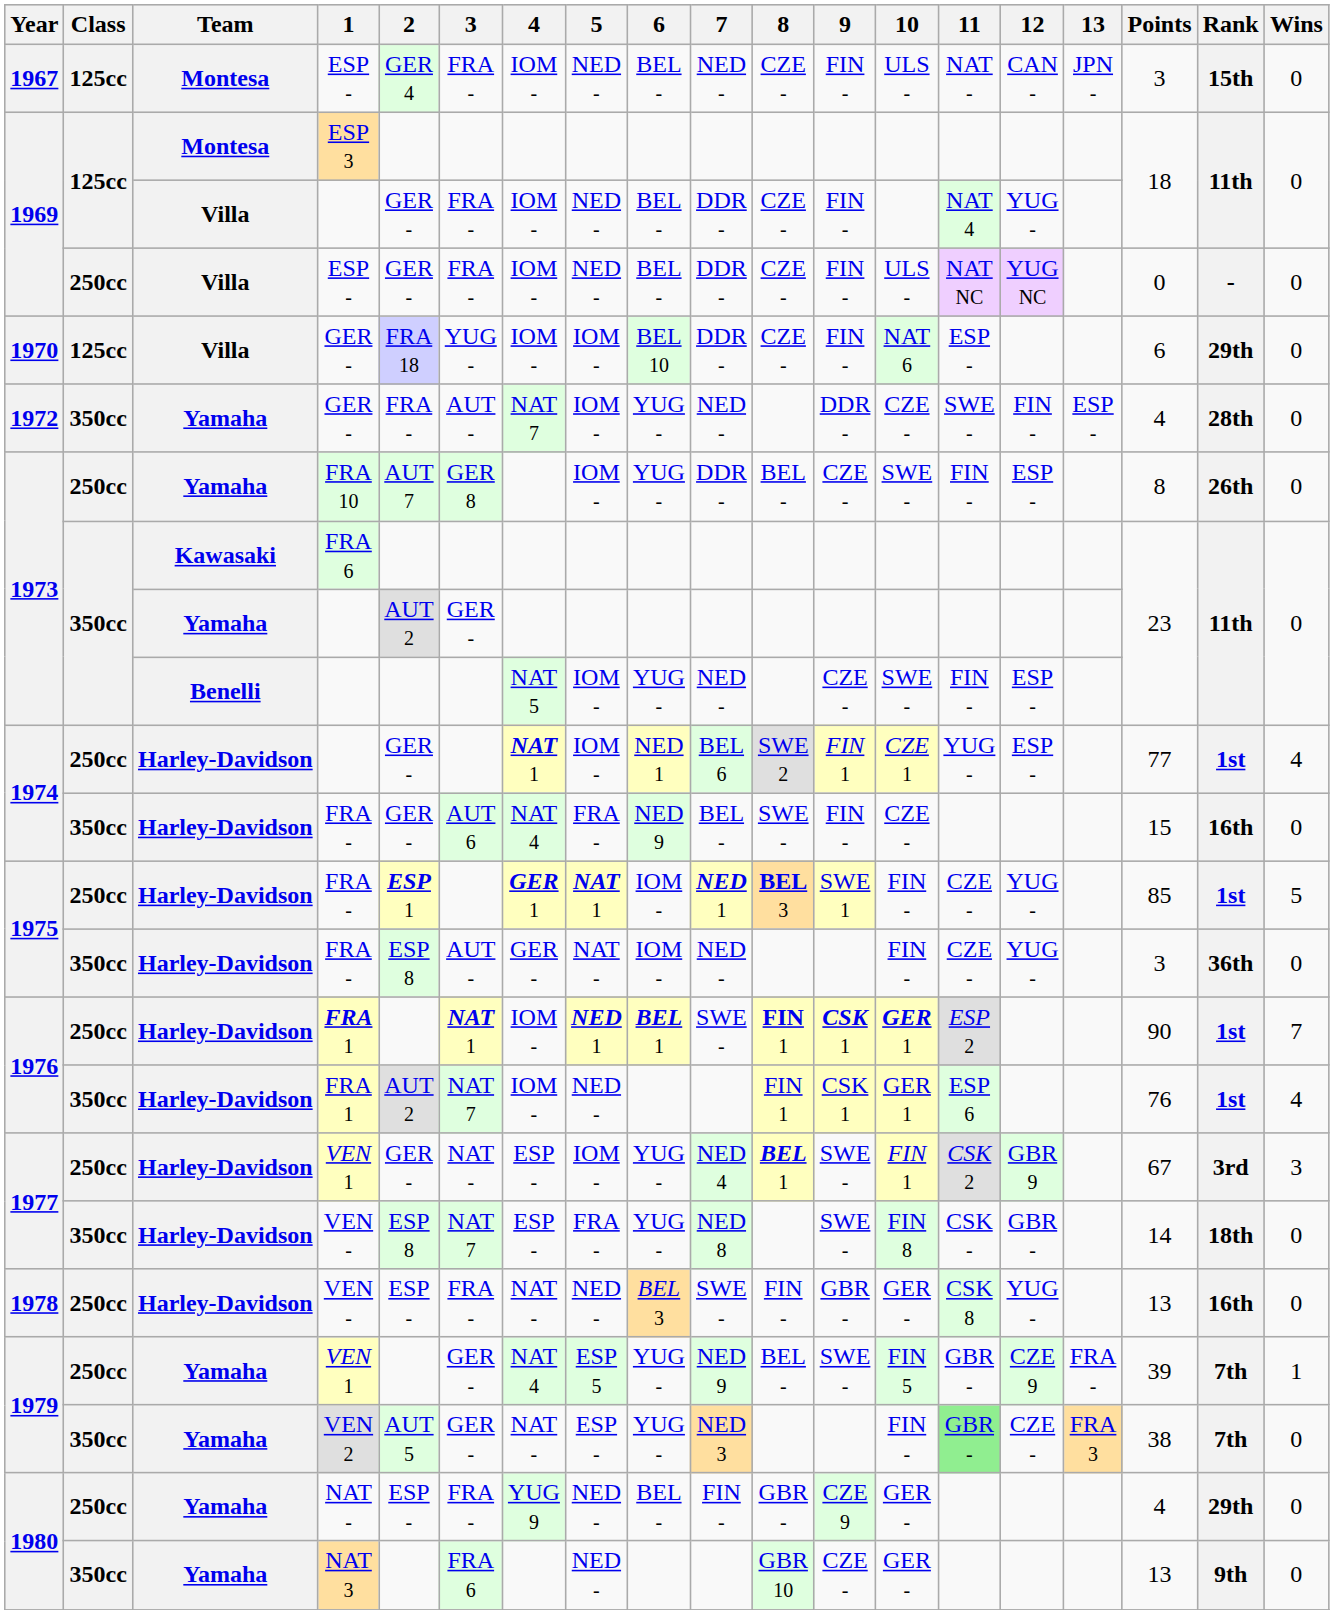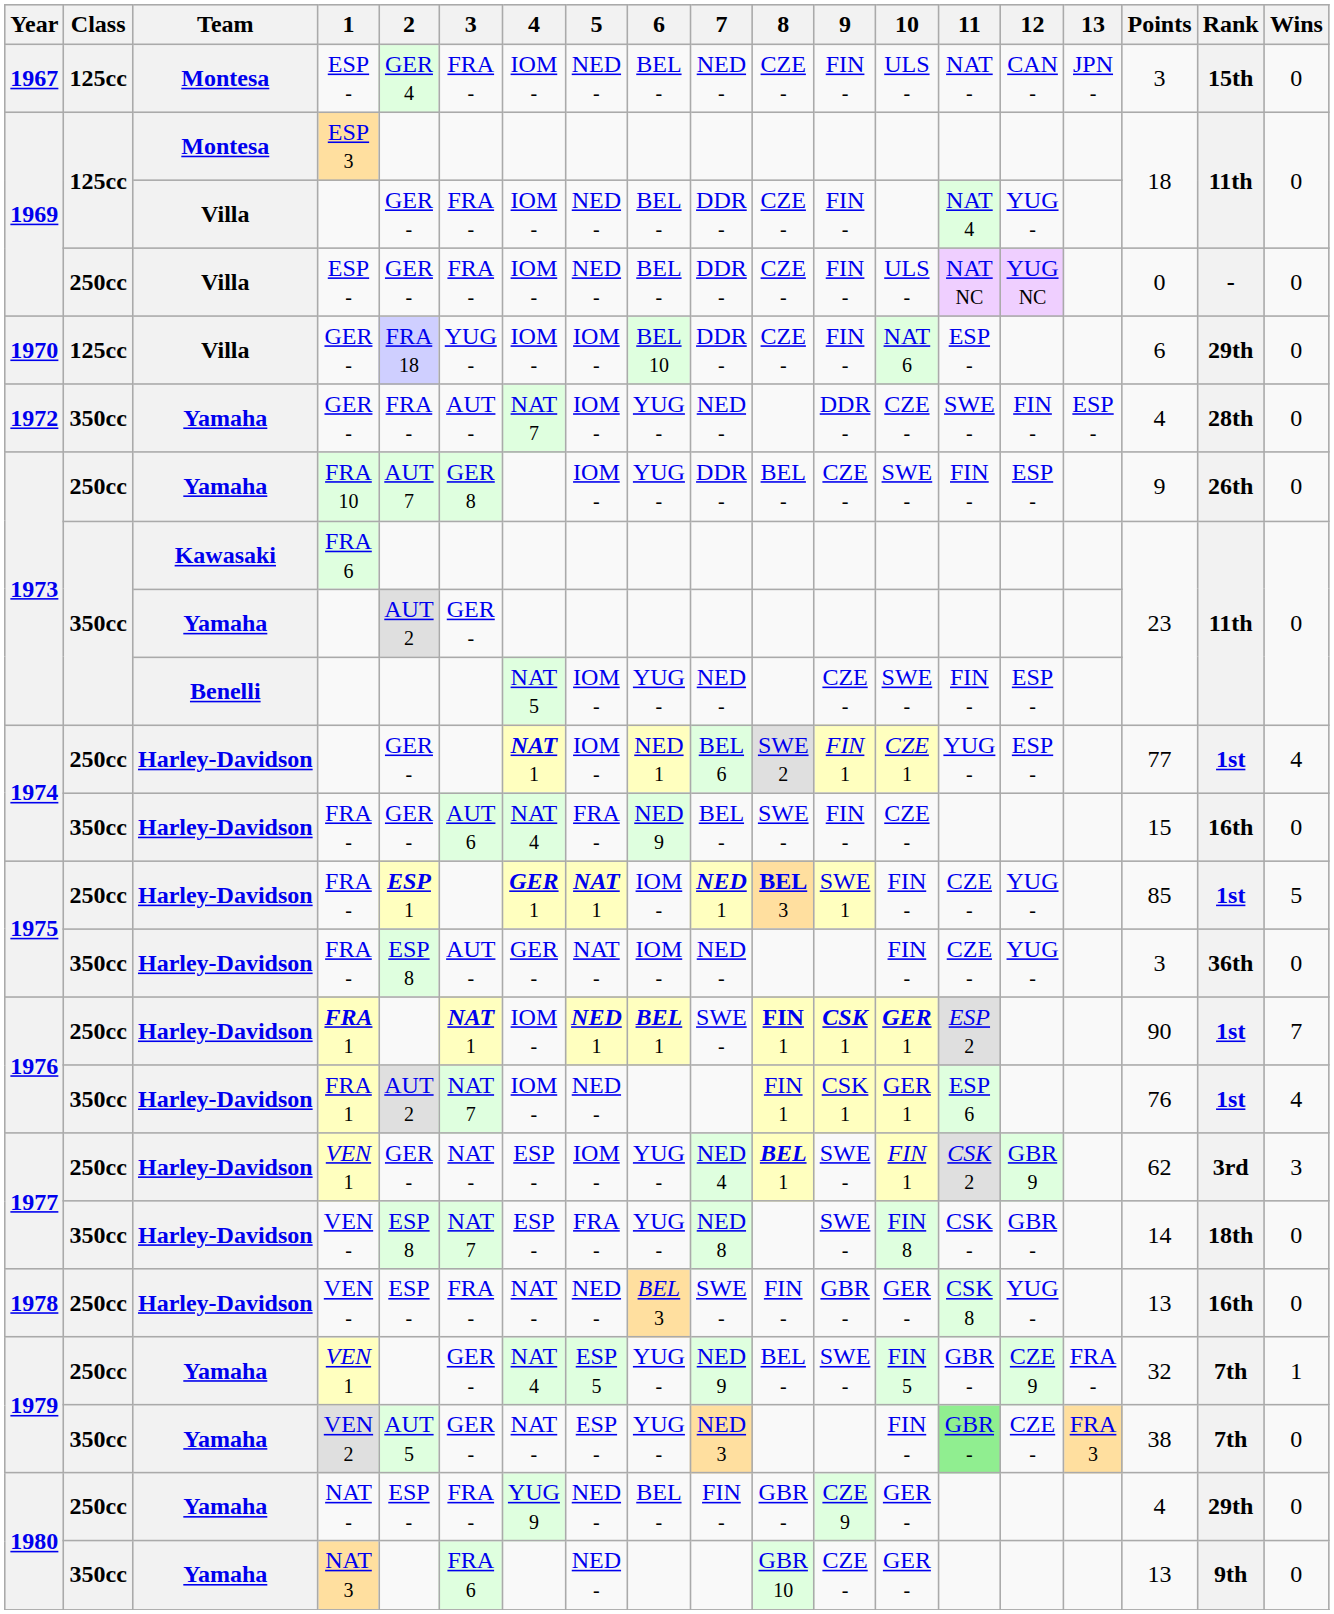(1160, 486) 8 -> (1160, 486) 9
(1160, 1166) 67 -> (1160, 1166) 62
(1160, 1371) 39 -> (1160, 1371) 32
